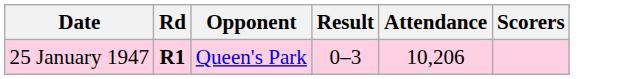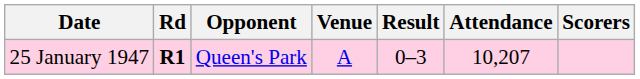+ column: (344, 22)
(436, 56) 10,206 -> (501, 56) 10,207
